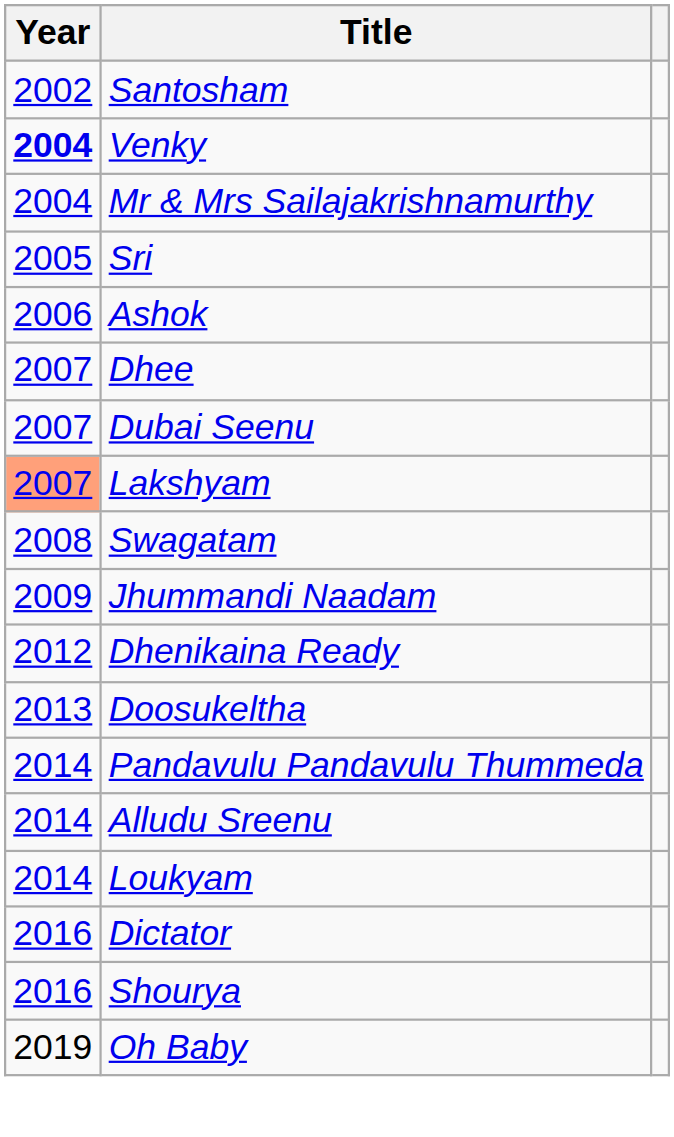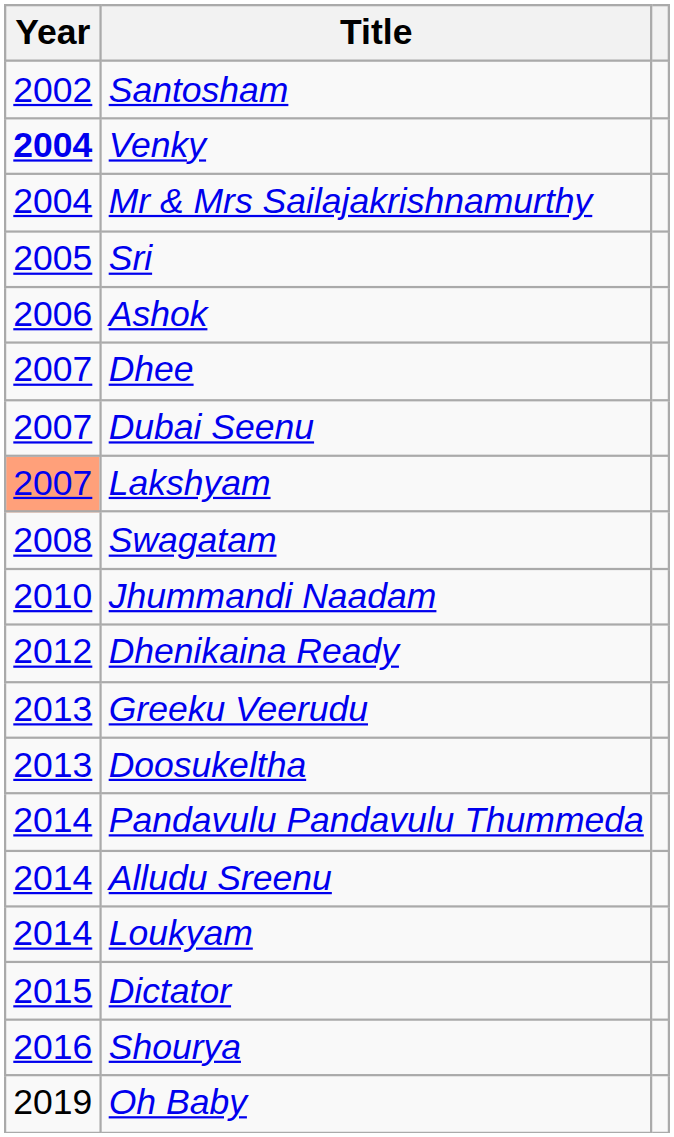(53, 595) 2009 -> (53, 595) 2010
+ row: (238, 708)
(53, 933) 2016 -> (53, 990) 2015
